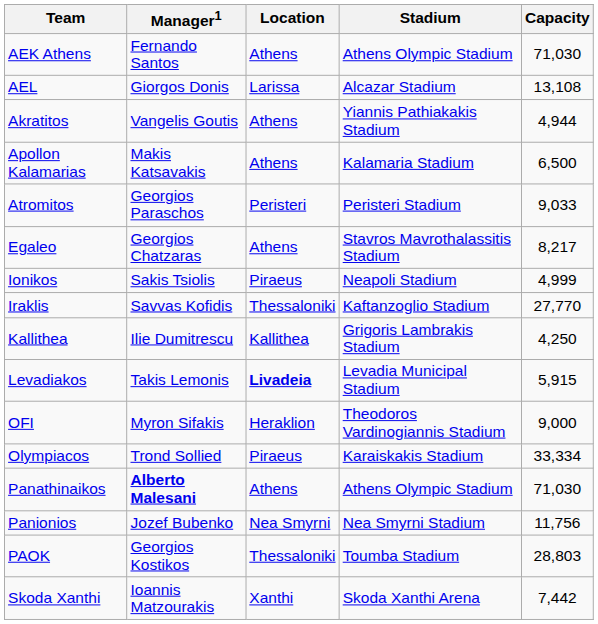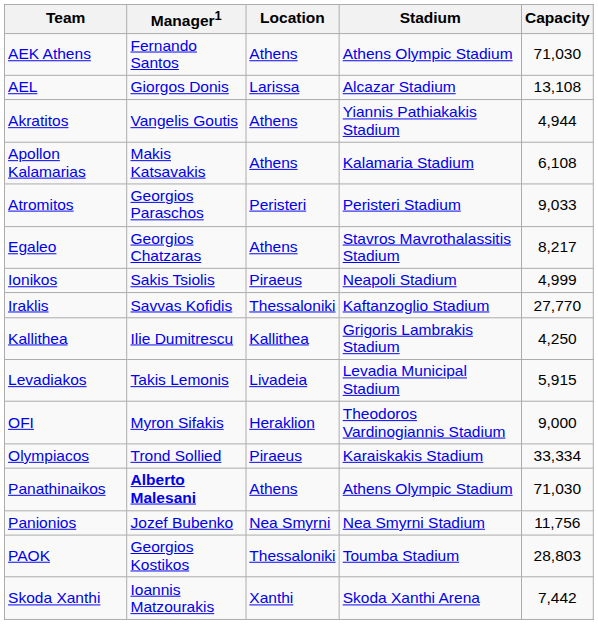(557, 163) 6,500 -> (557, 163) 6,108
(280, 380) bold -> (278, 380) normal
